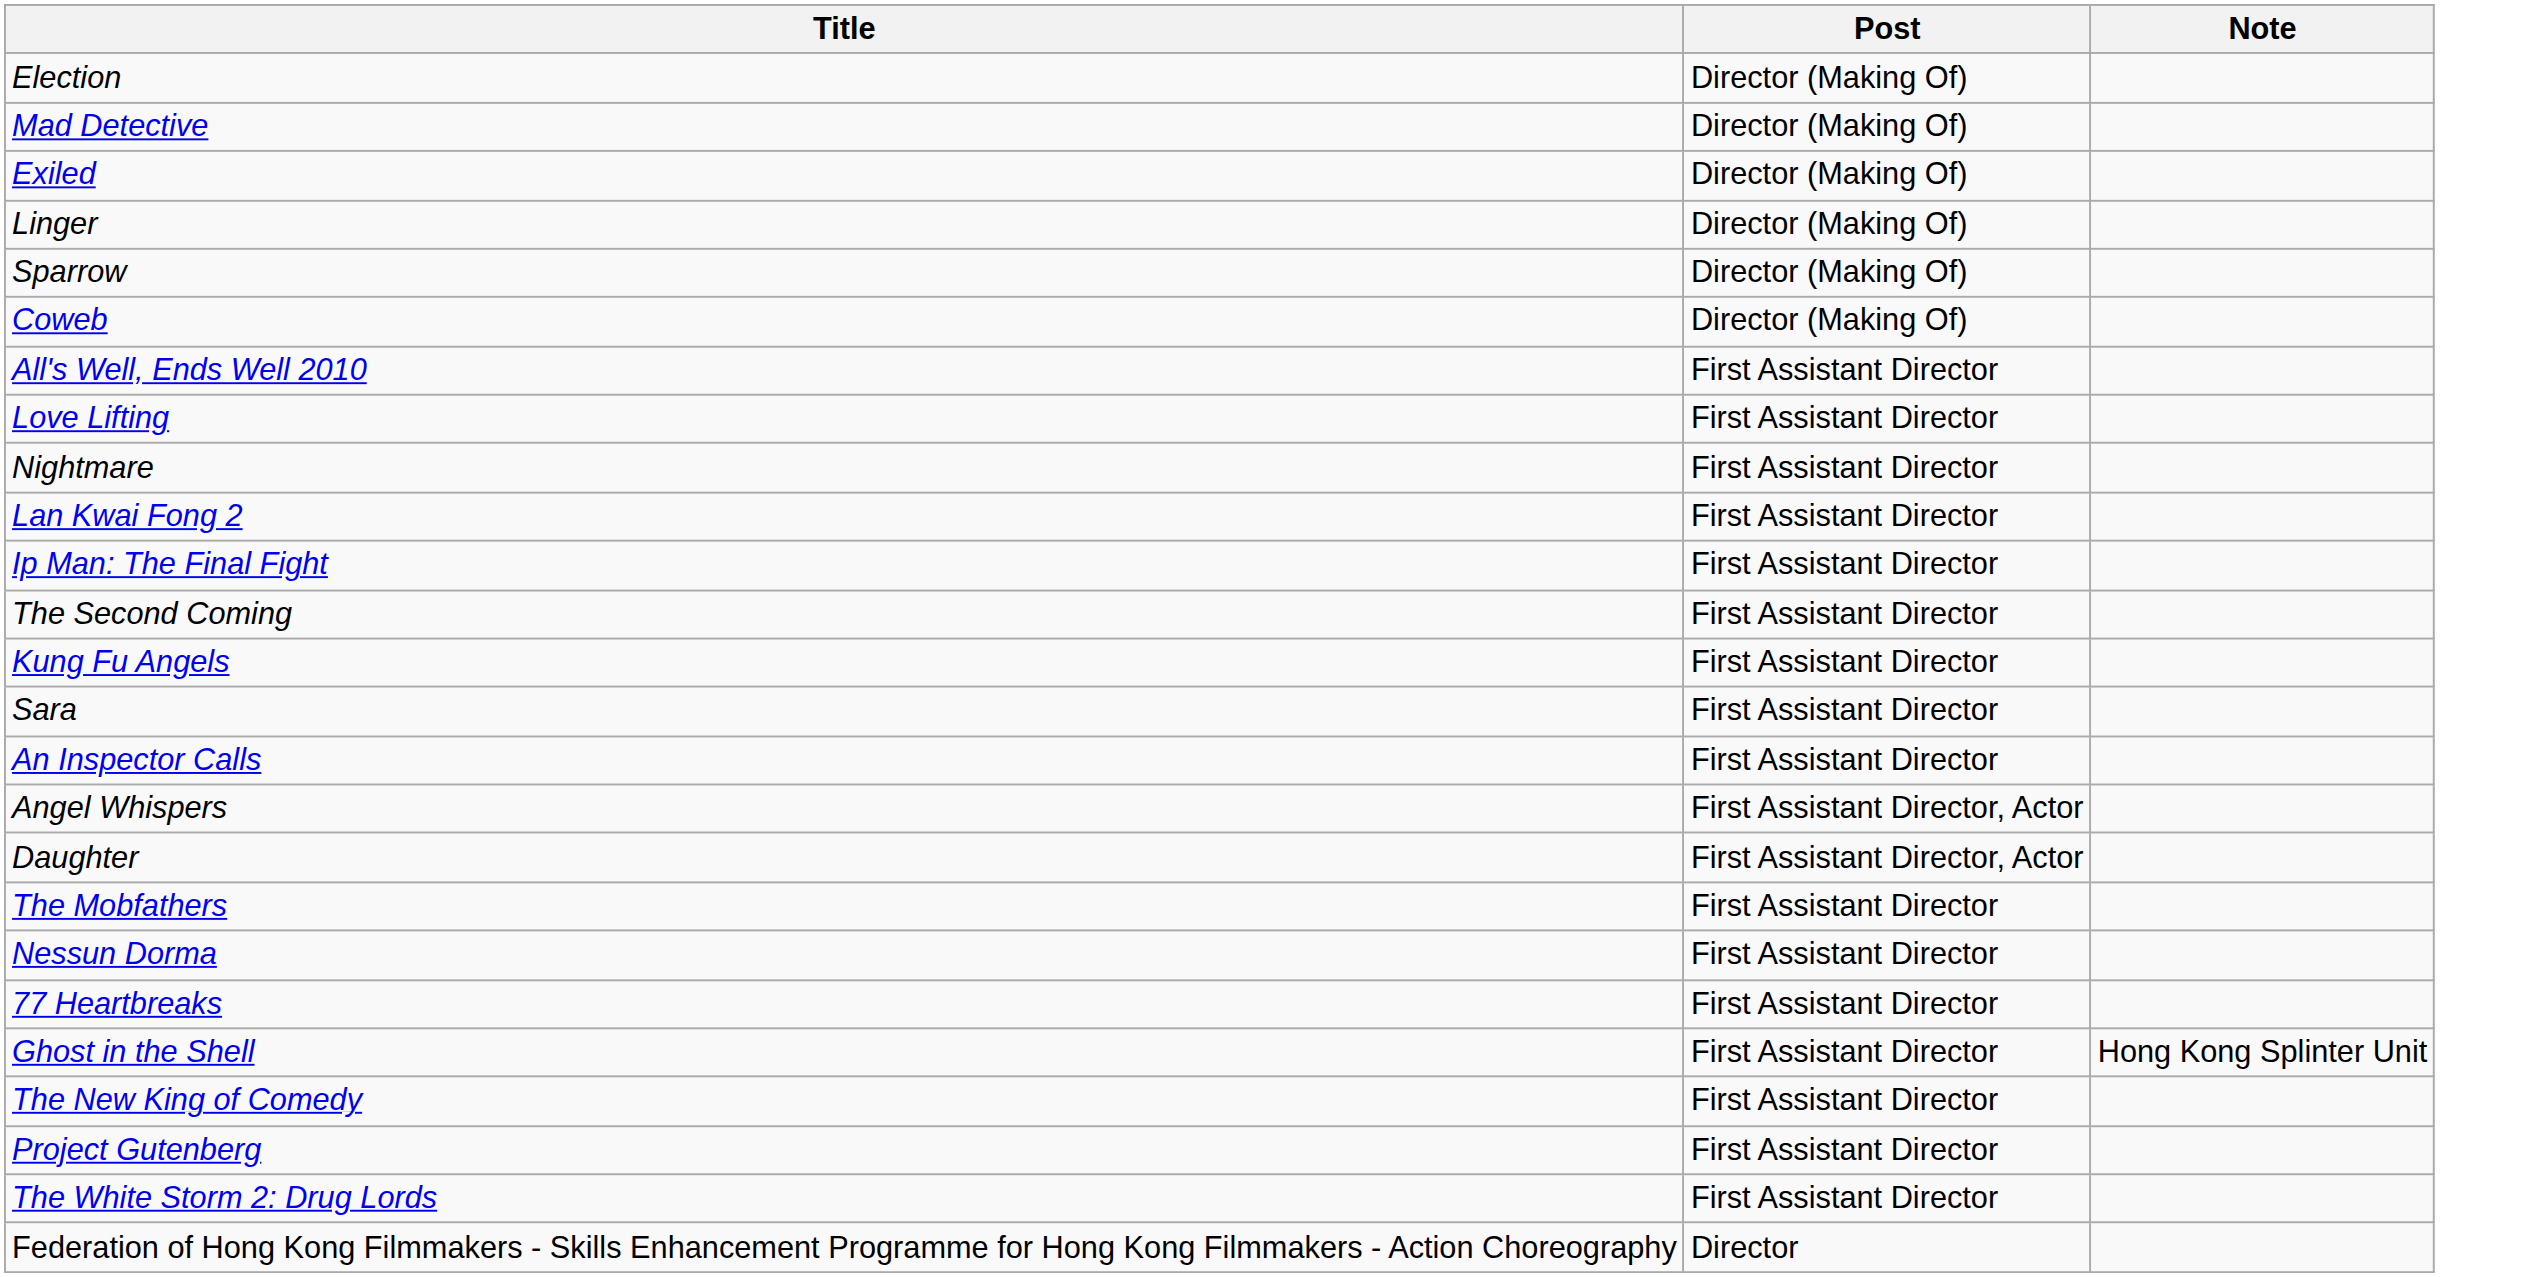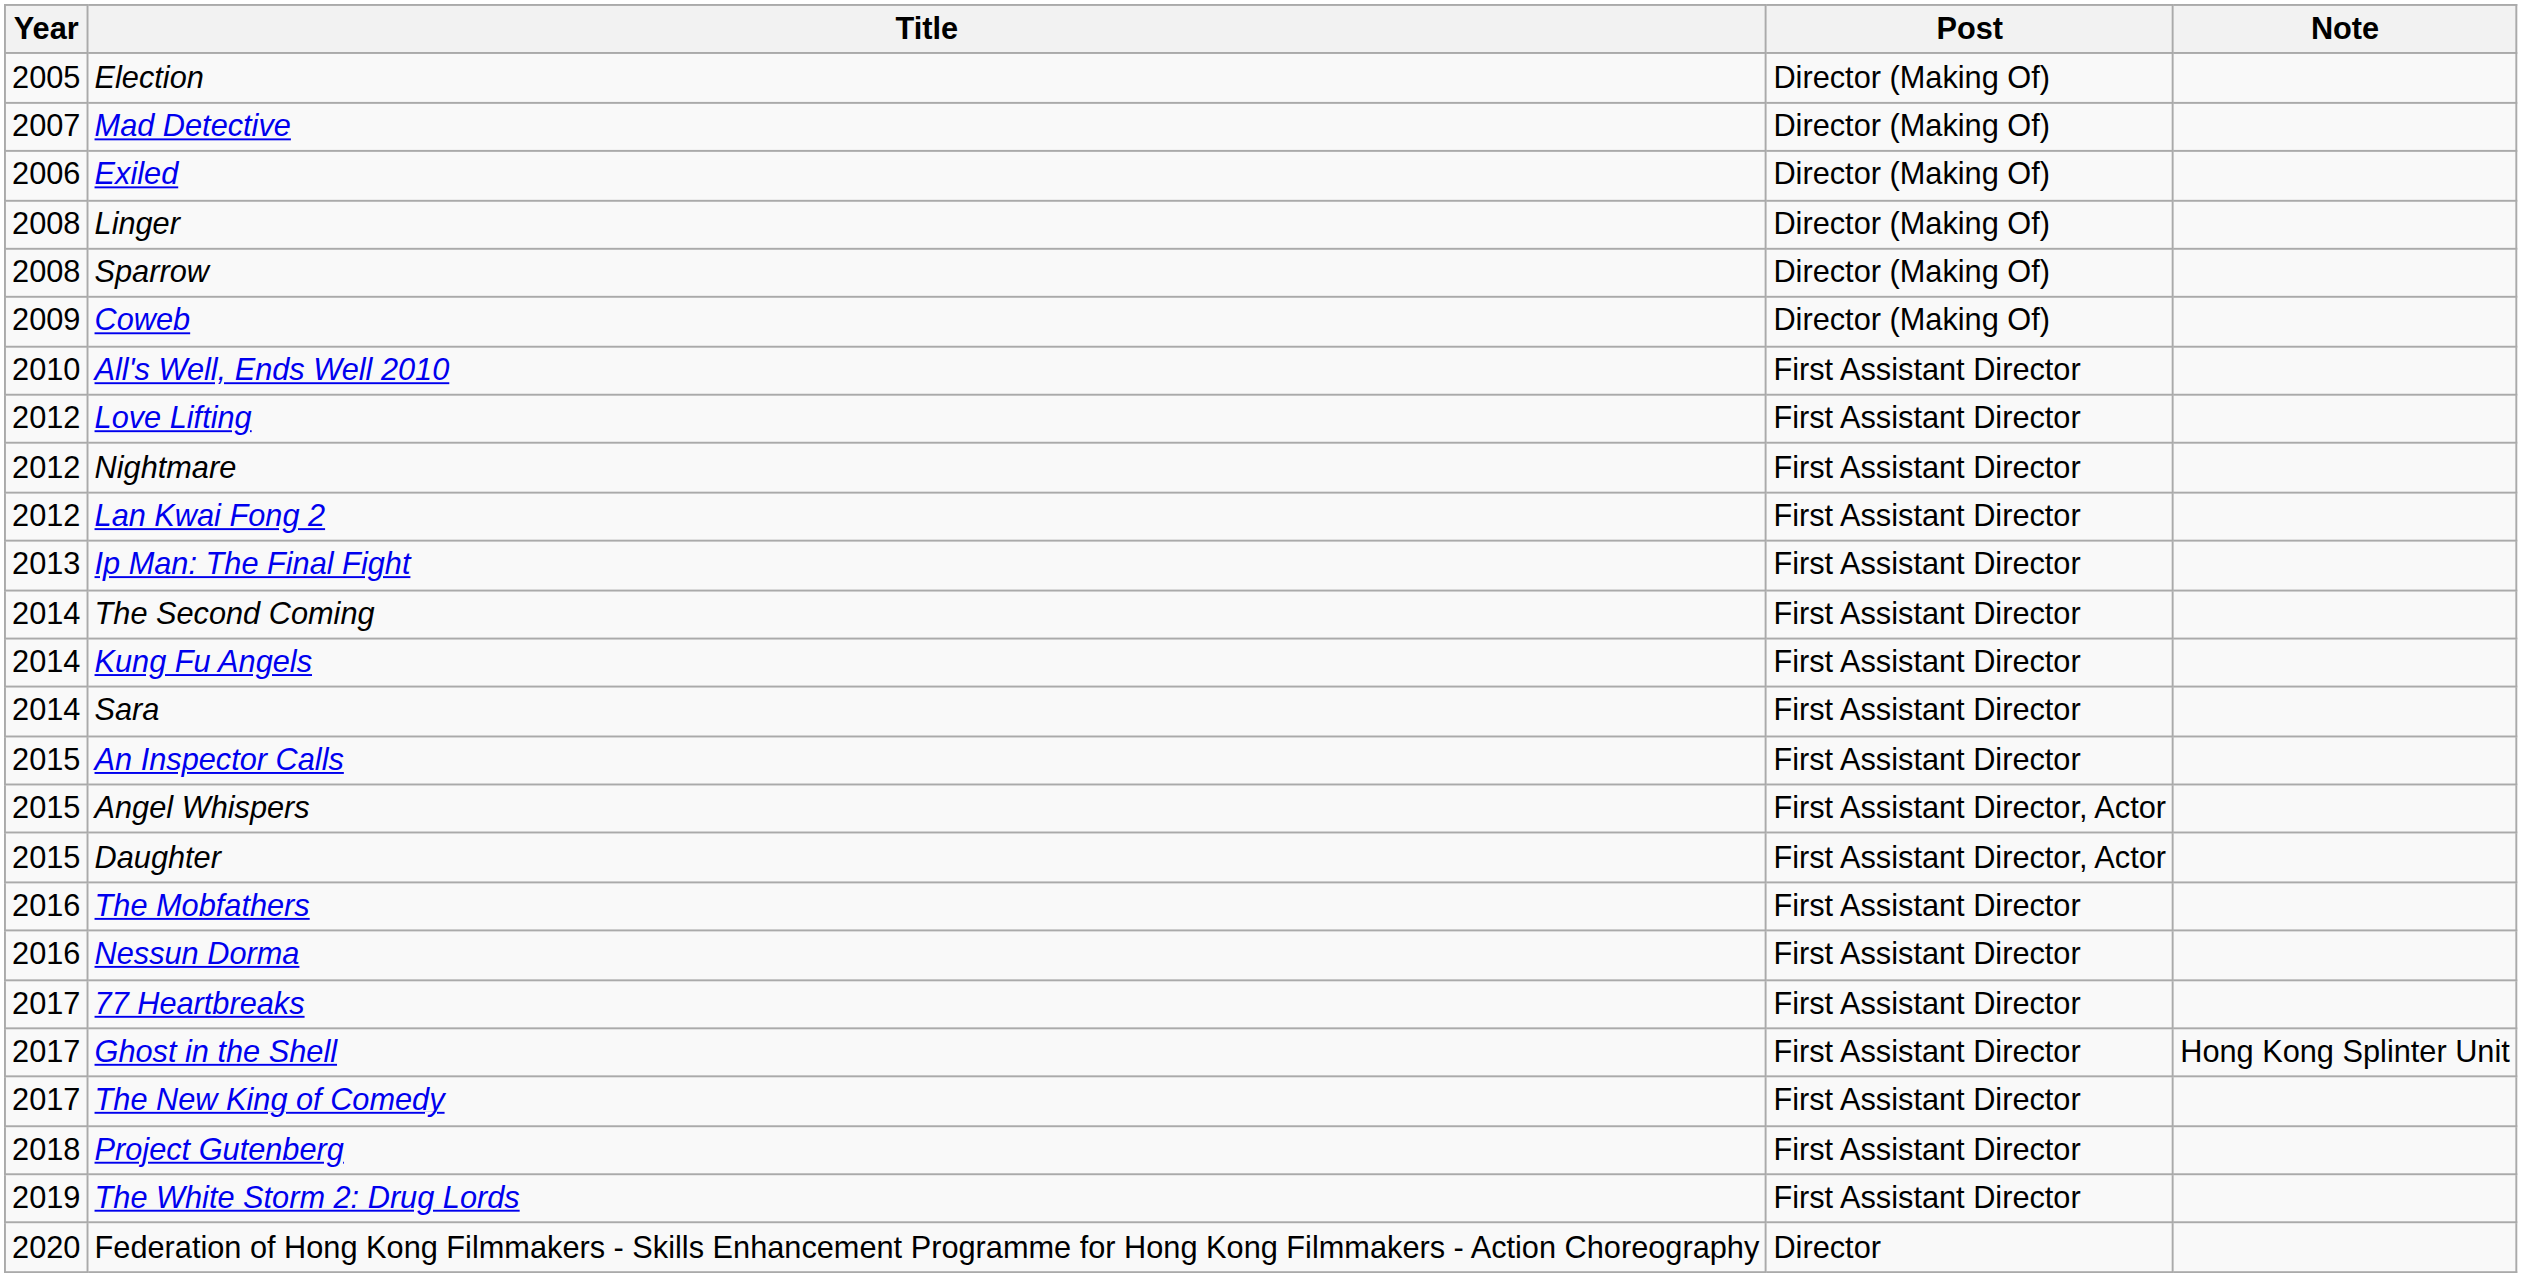+ column: (46, 28)
